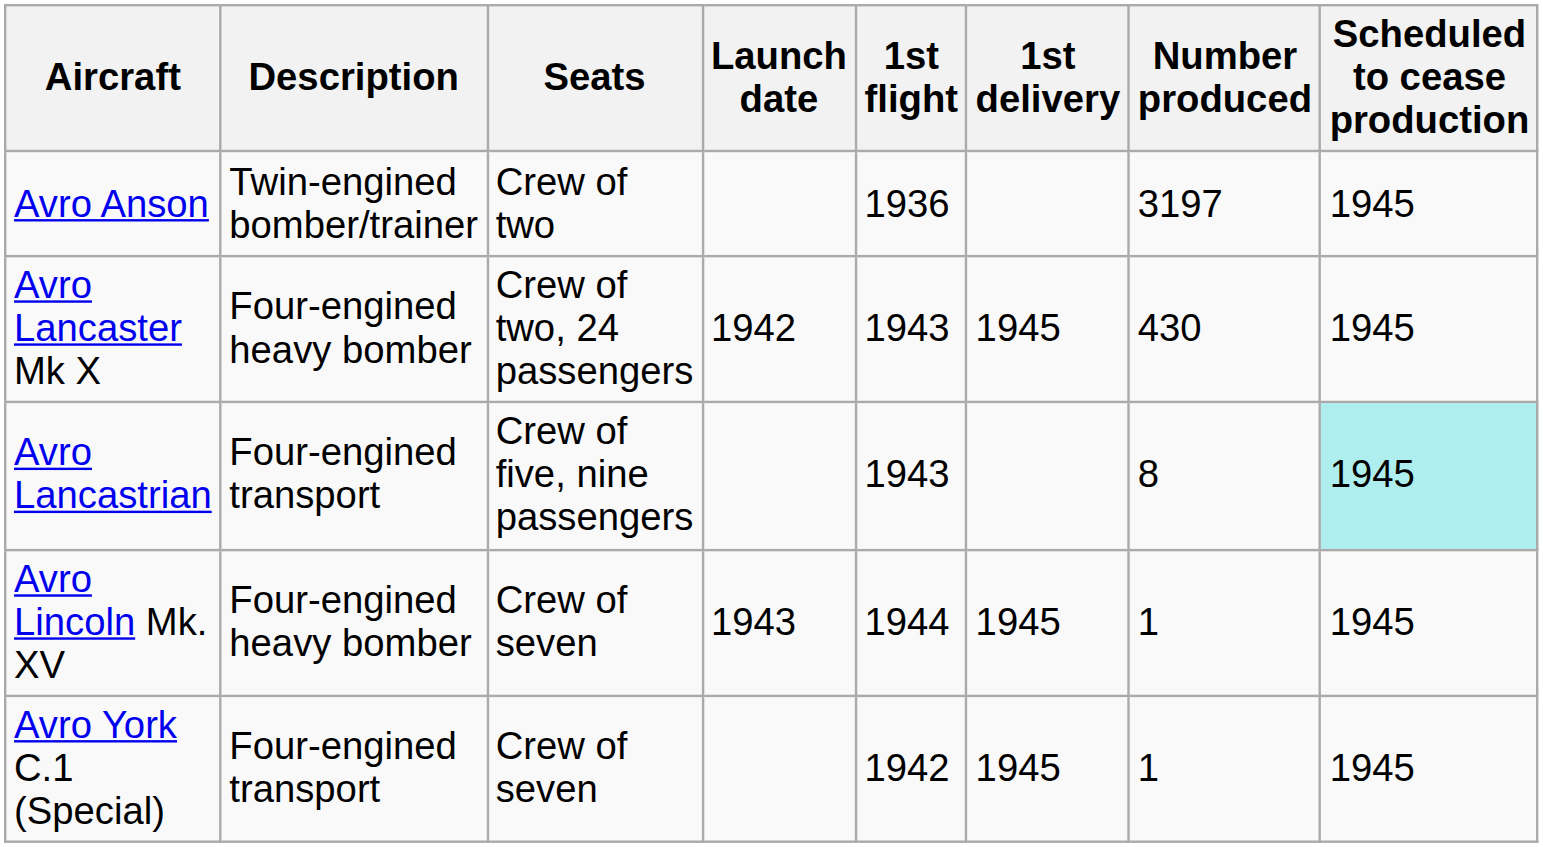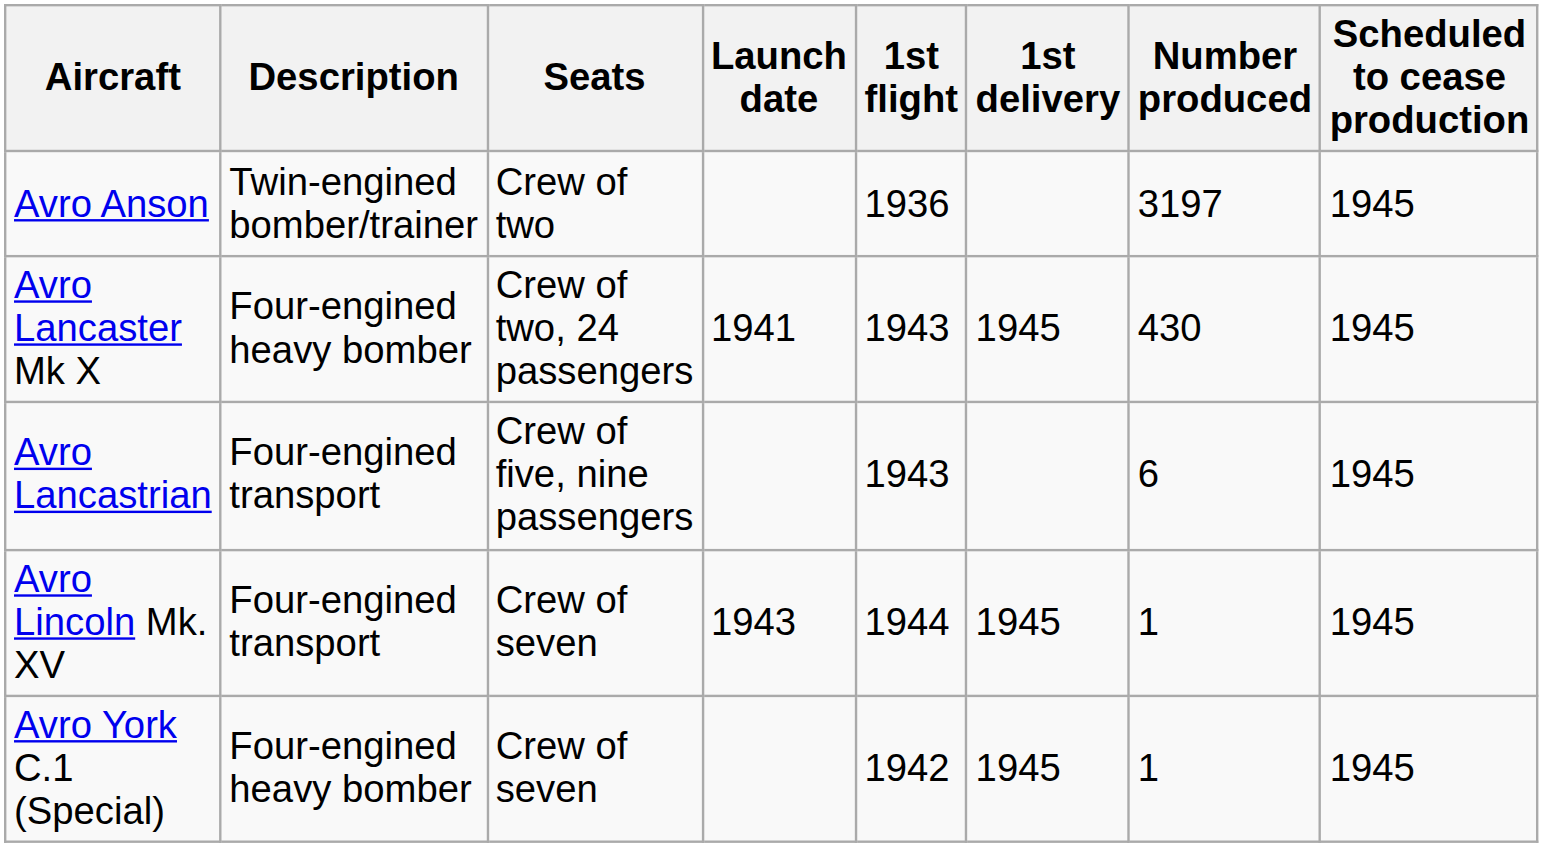(753, 328) 1942 -> (753, 328) 1941
(1148, 474) 8 -> (1148, 474) 6
(1372, 474) paleturquoise background -> (1372, 474) no background
(350, 621) Four-engined heavy bomber -> (343, 621) Four-engined transport
(343, 768) Four-engined transport -> (350, 768) Four-engined heavy bomber
